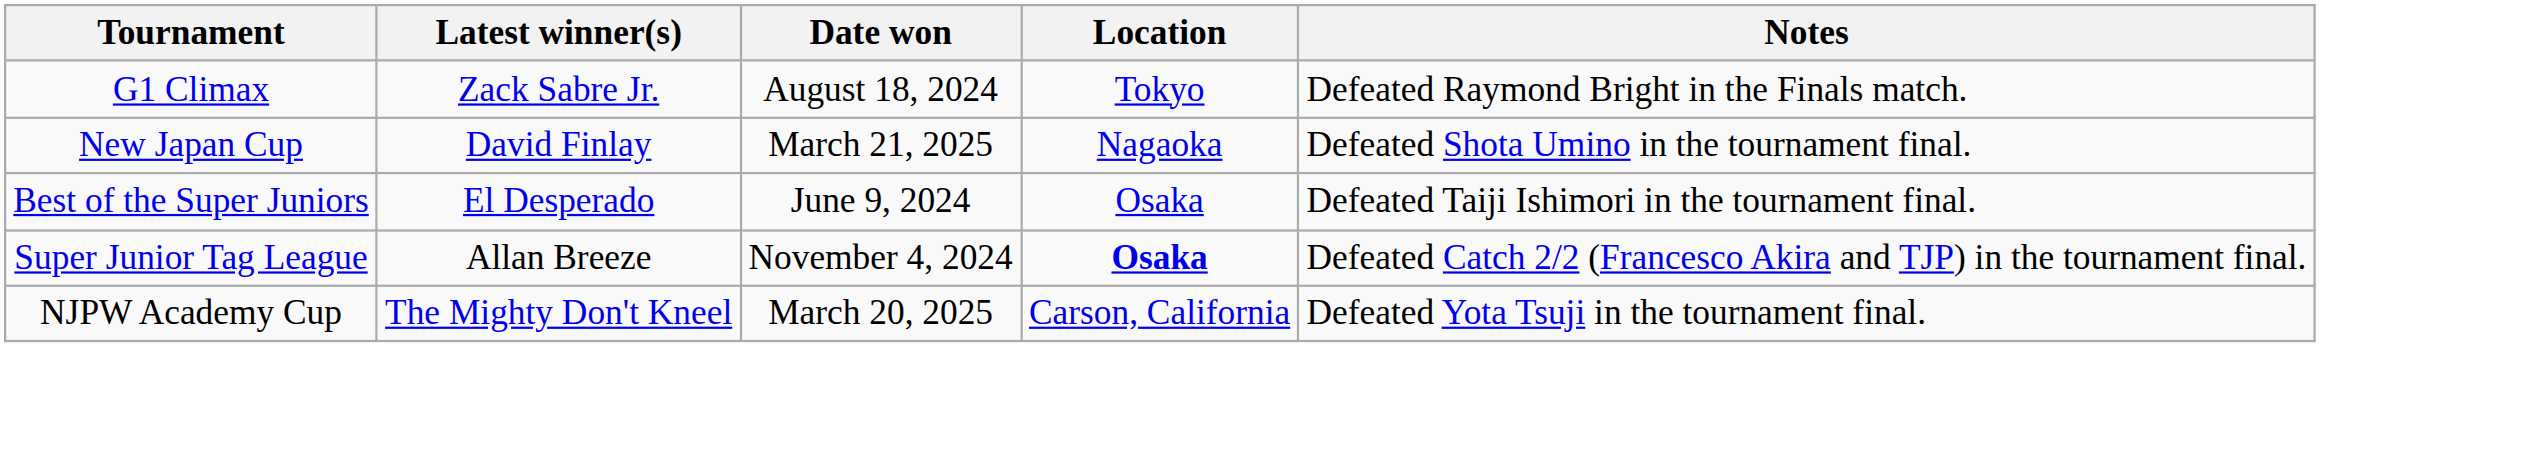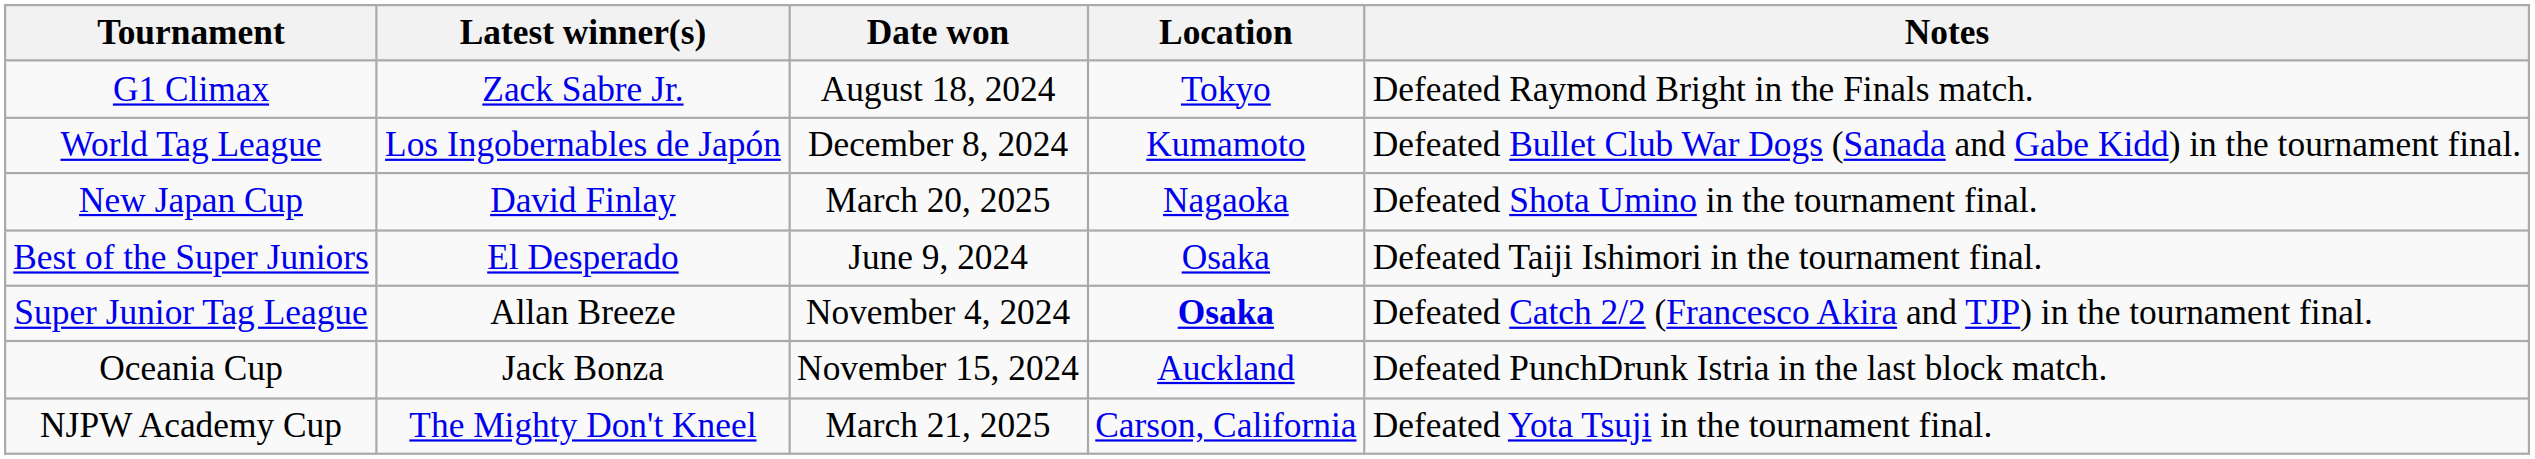+ row: (191, 144)
(881, 144) March 21, 2025 -> (938, 200) March 20, 2025
+ row: (191, 369)
(881, 312) March 20, 2025 -> (938, 425) March 21, 2025
